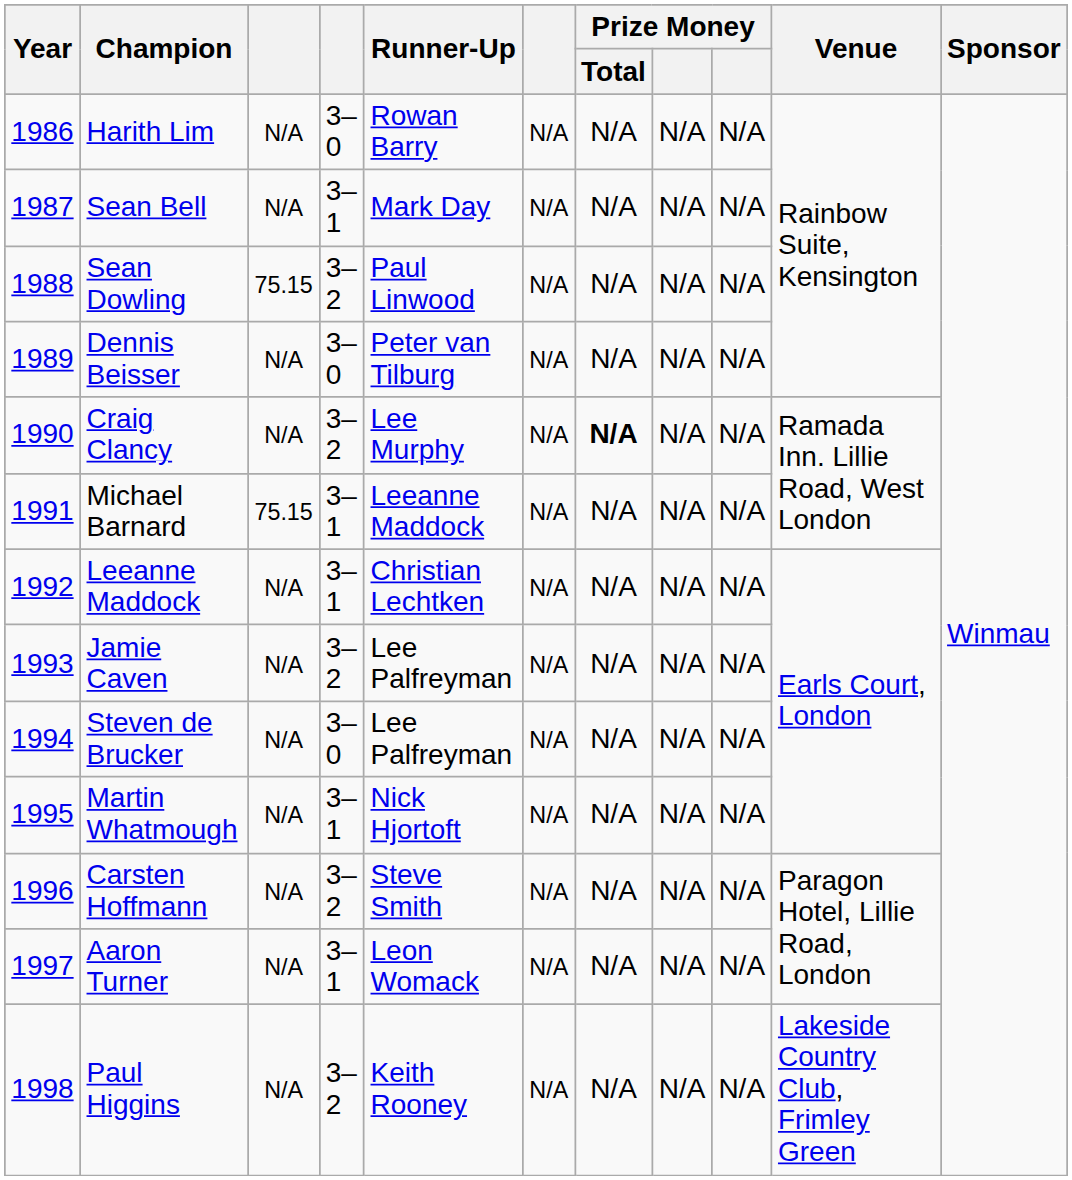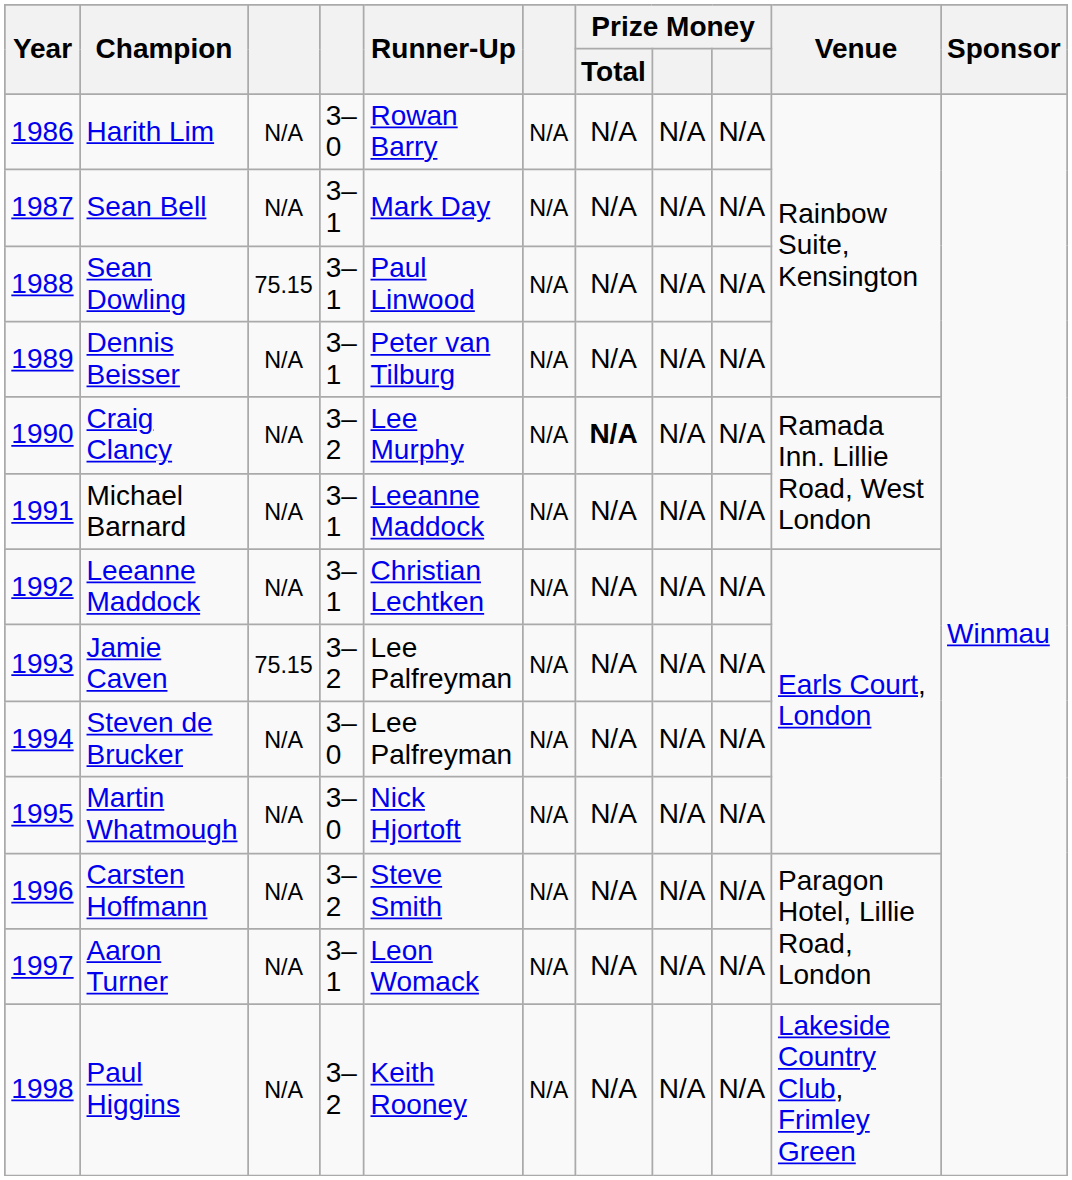(341, 283) 3–2 -> (341, 283) 3–1
(341, 358) 3–0 -> (341, 358) 3–1
(284, 512) 75.15 -> (284, 512) N/A
(284, 664) N/A -> (284, 664) 75.15
(341, 814) 3–1 -> (341, 814) 3–0
